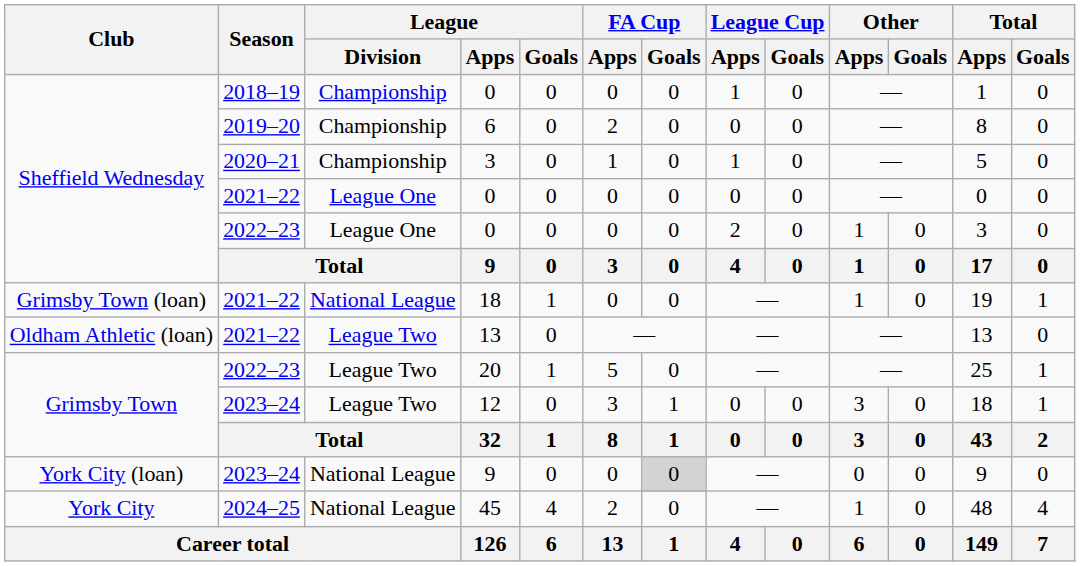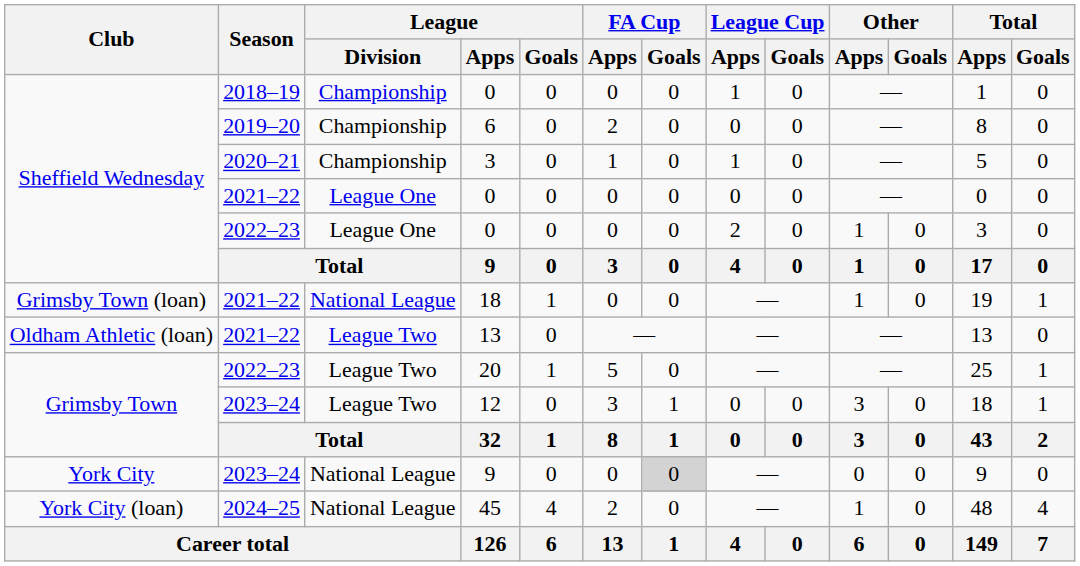(111, 473) York City (loan) -> (111, 473) York City
(111, 508) York City -> (111, 508) York City (loan)
